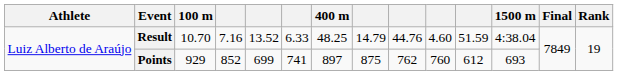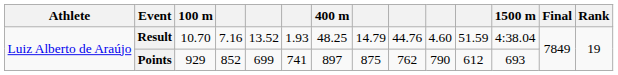(297, 38) 6.33 -> (297, 38) 1.93
(440, 60) 760 -> (440, 60) 790
